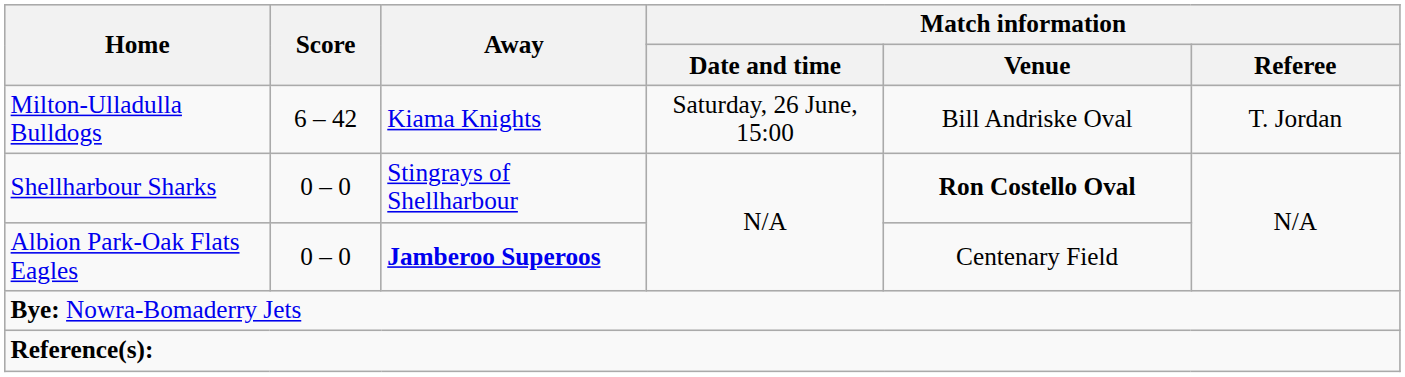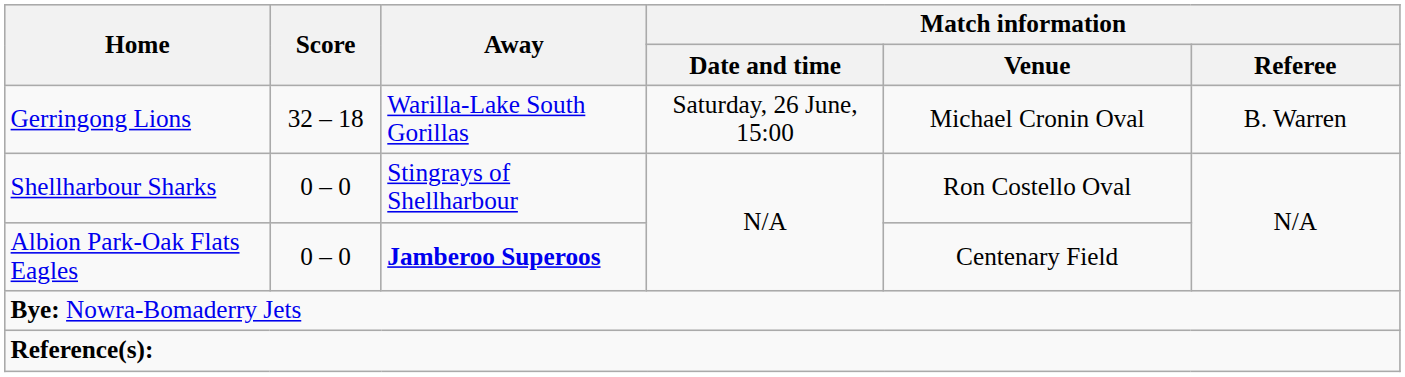+ row: (101, 118)
- row: (96, 118)
(1037, 187) bold -> (1037, 187) normal
